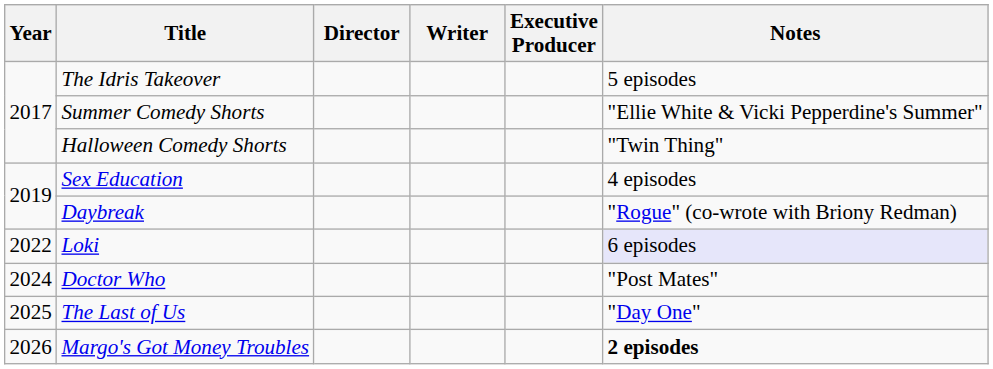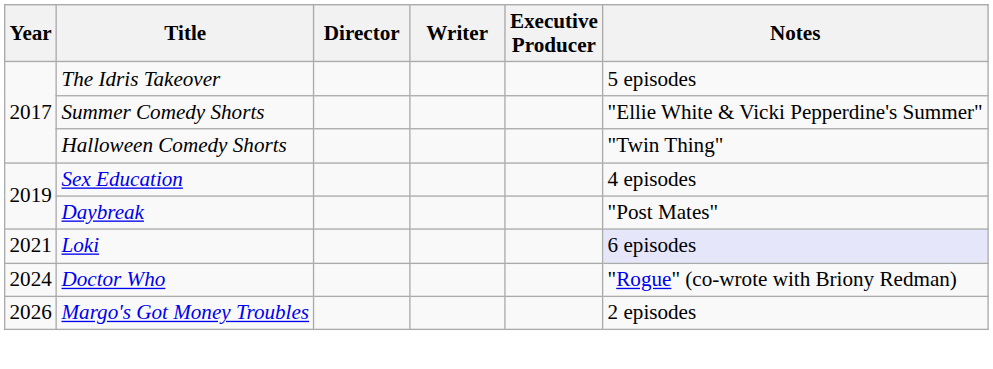(782, 212) "Rogue" (co-wrote with Briony Redman) -> (663, 212) "Post Mates"
(31, 245) 2022 -> (31, 245) 2021
(663, 279) "Post Mates" -> (782, 279) "Rogue" (co-wrote with Briony Redman)
- row: (123, 312)
(653, 346) bold -> (652, 312) normal
